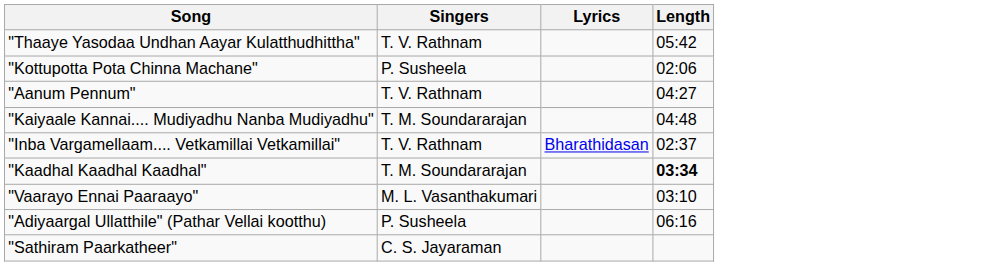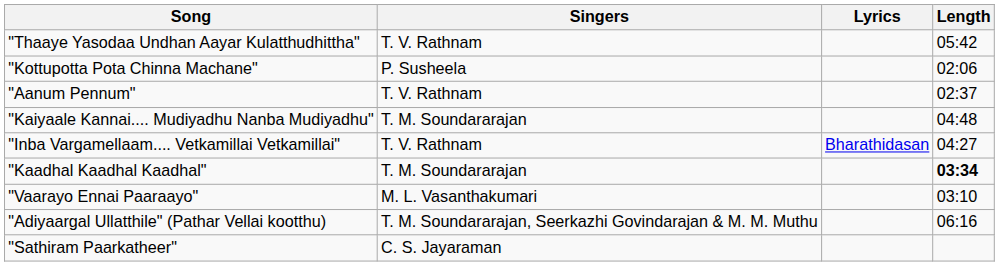(676, 94) 04:27 -> (957, 94) 02:37
(676, 145) 02:37 -> (957, 145) 04:27
(424, 222) P. Susheela -> (599, 222) T. M. Soundararajan, Seerkazhi Govindarajan & M. M. Muthu
